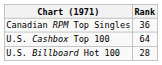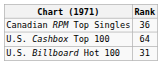(145, 53) 28 -> (145, 53) 31
